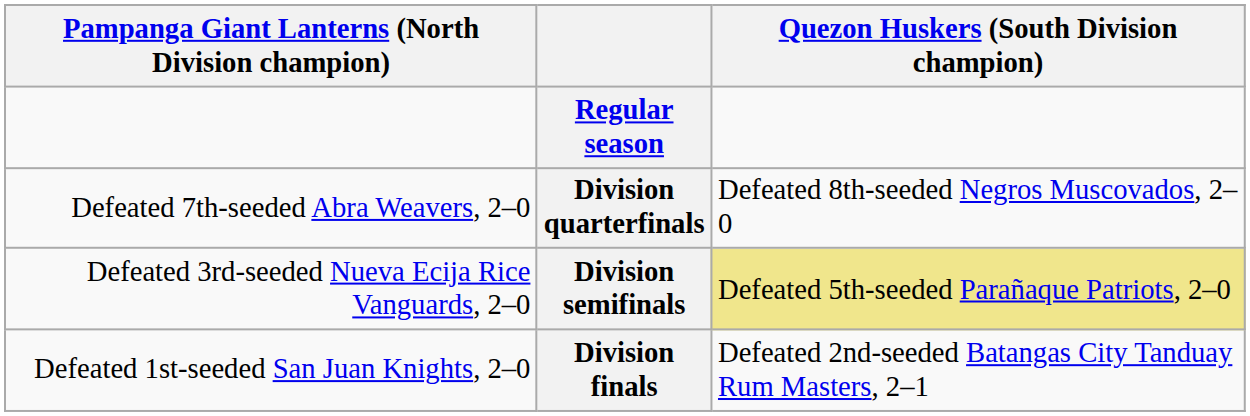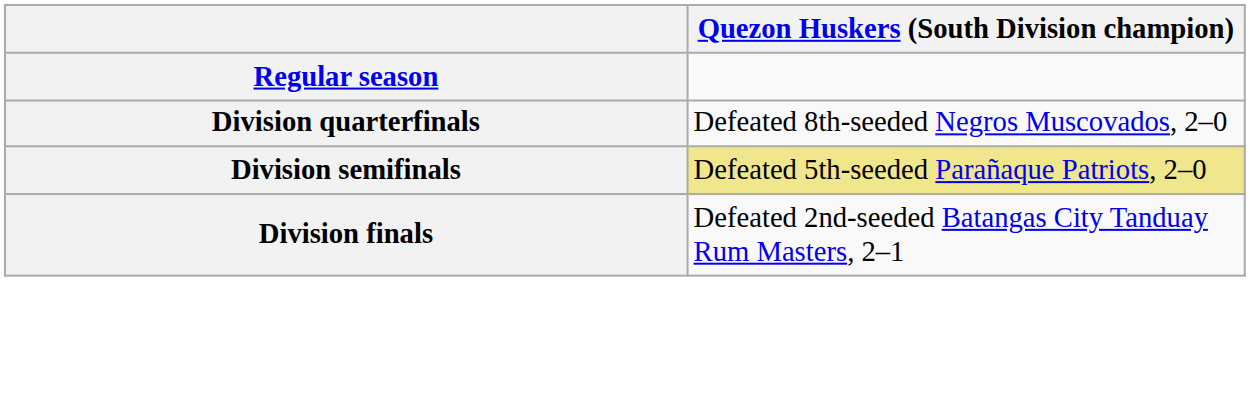- column: (271, 45)
